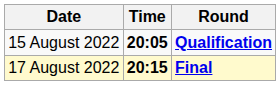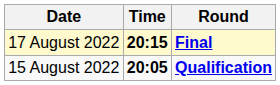rows swapped: (64, 42) <-> (64, 67)
